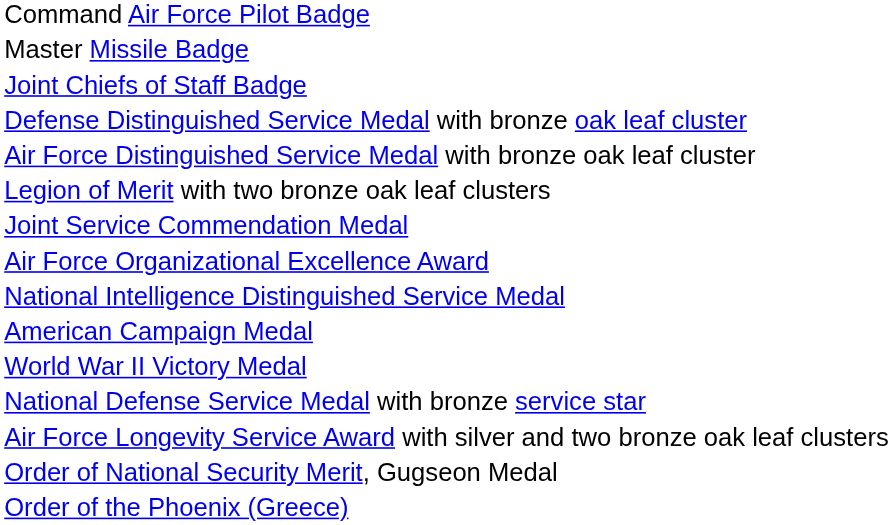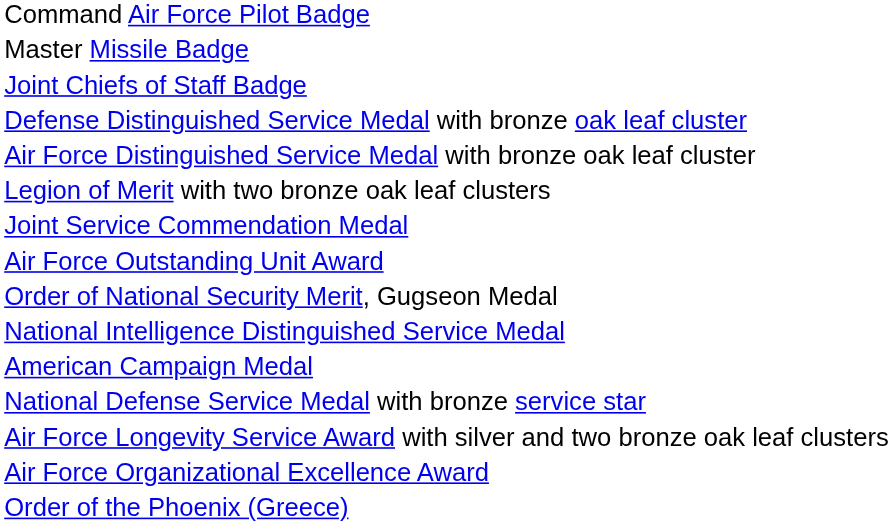+ row: (194, 261)
rows swapped: (247, 261) <-> (281, 472)
- row: (155, 366)
